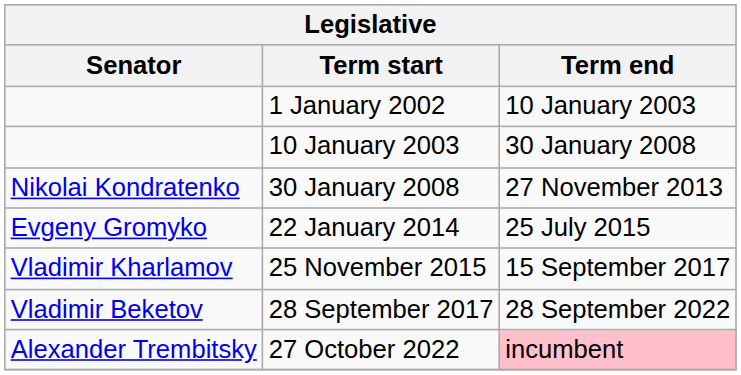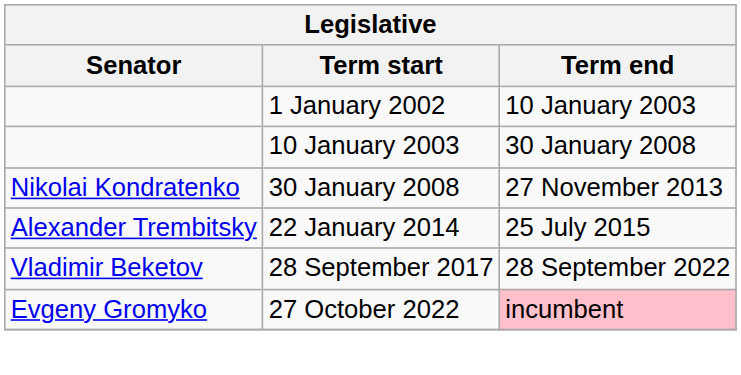(109, 227) Evgeny Gromyko -> (134, 227) Alexander Trembitsky
- row: (378, 268)
(134, 349) Alexander Trembitsky -> (109, 308) Evgeny Gromyko
